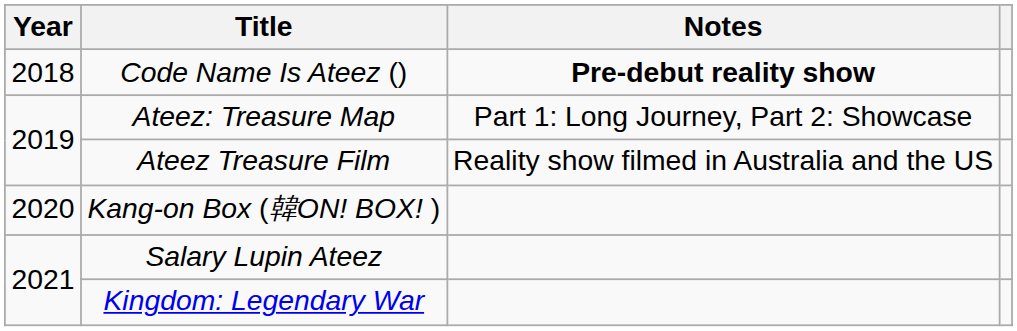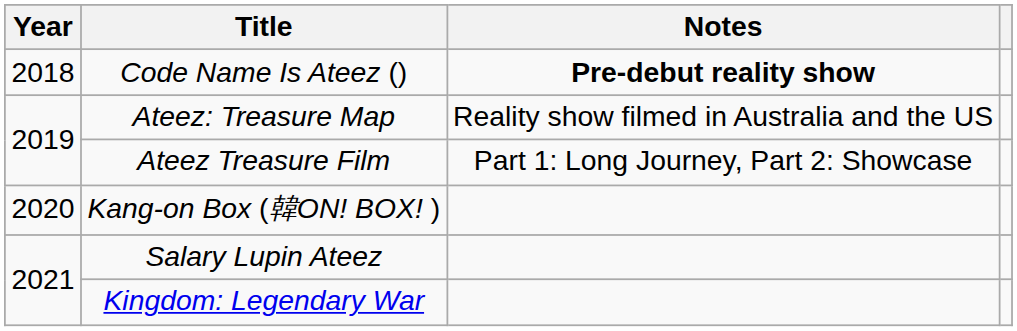(723, 116) Part 1: Long Journey, Part 2: Showcase -> (723, 116) Reality show filmed in Australia and the US
(723, 161) Reality show filmed in Australia and the US -> (723, 161) Part 1: Long Journey, Part 2: Showcase
